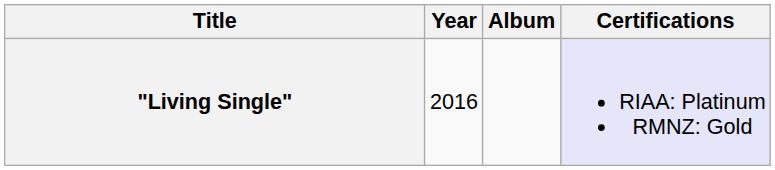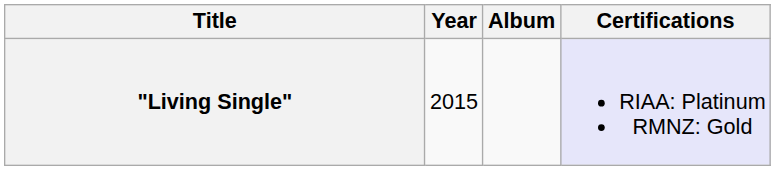(454, 101) 2016 -> (454, 101) 2015
